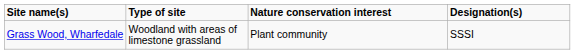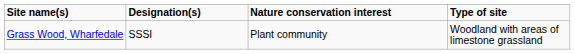columns swapped: (157, 12) <-> (486, 12)
